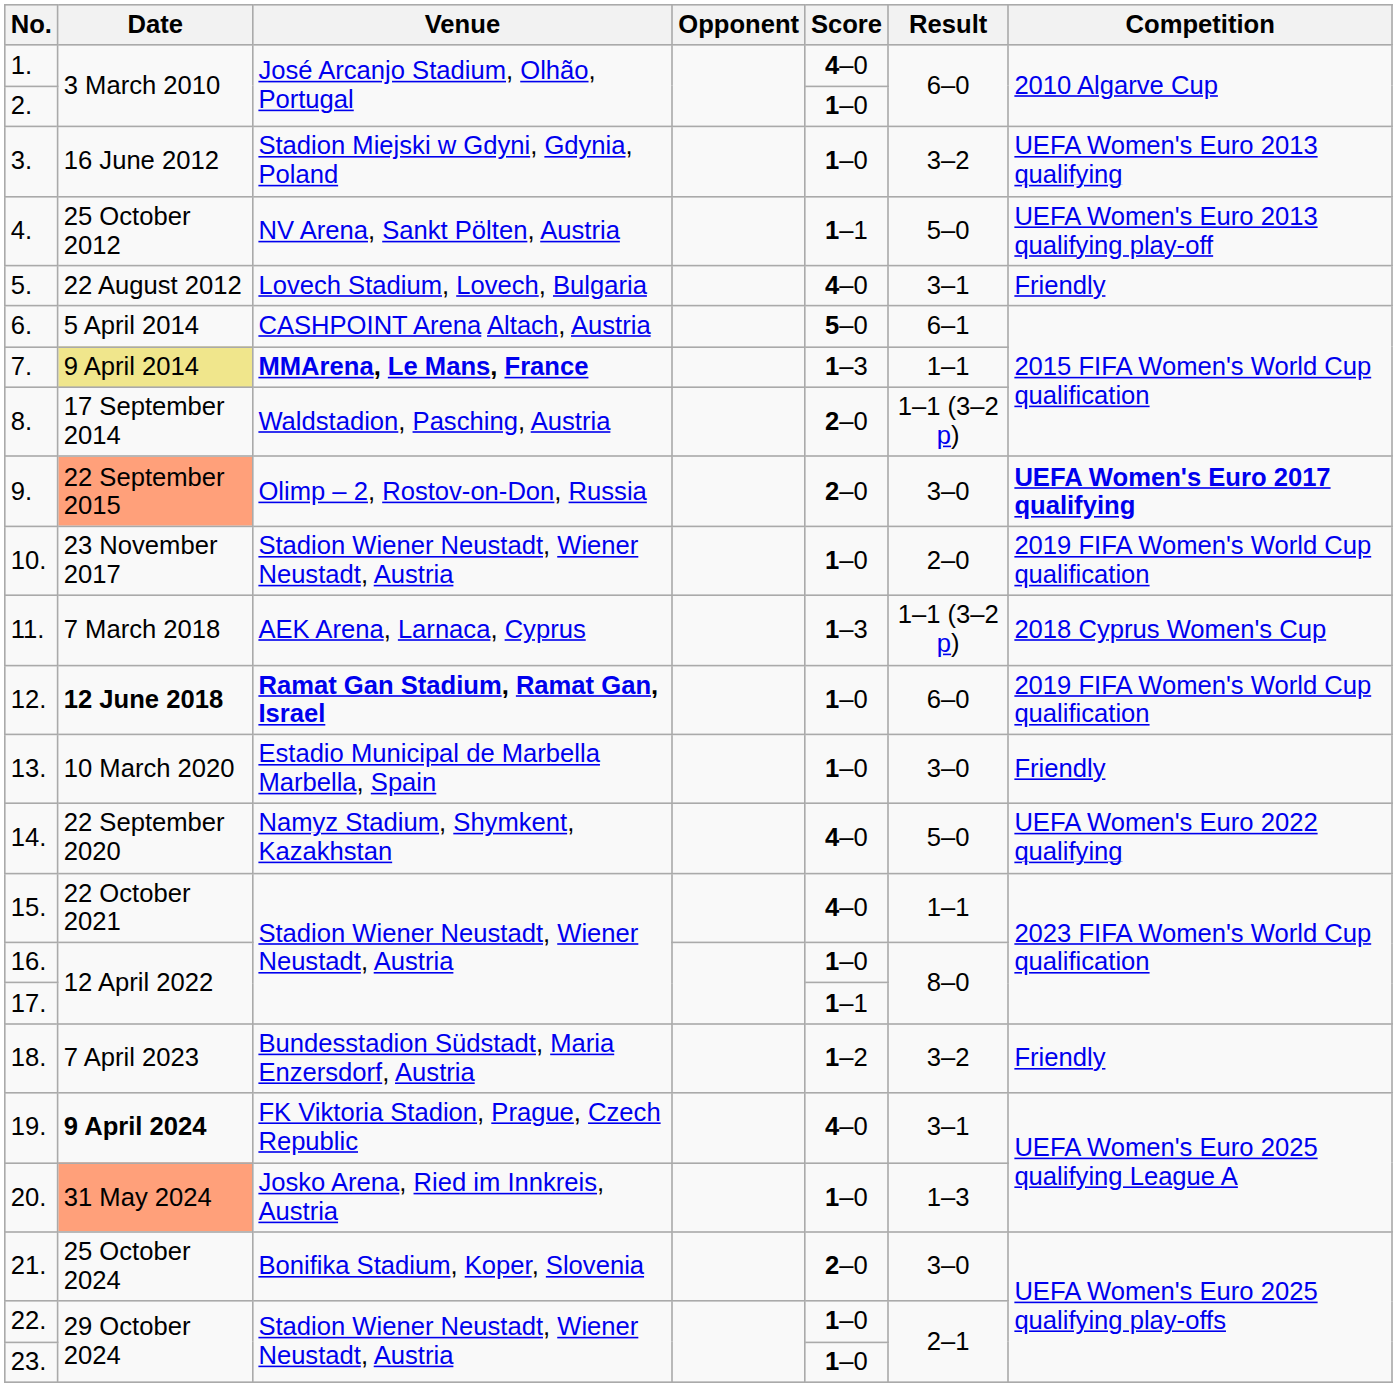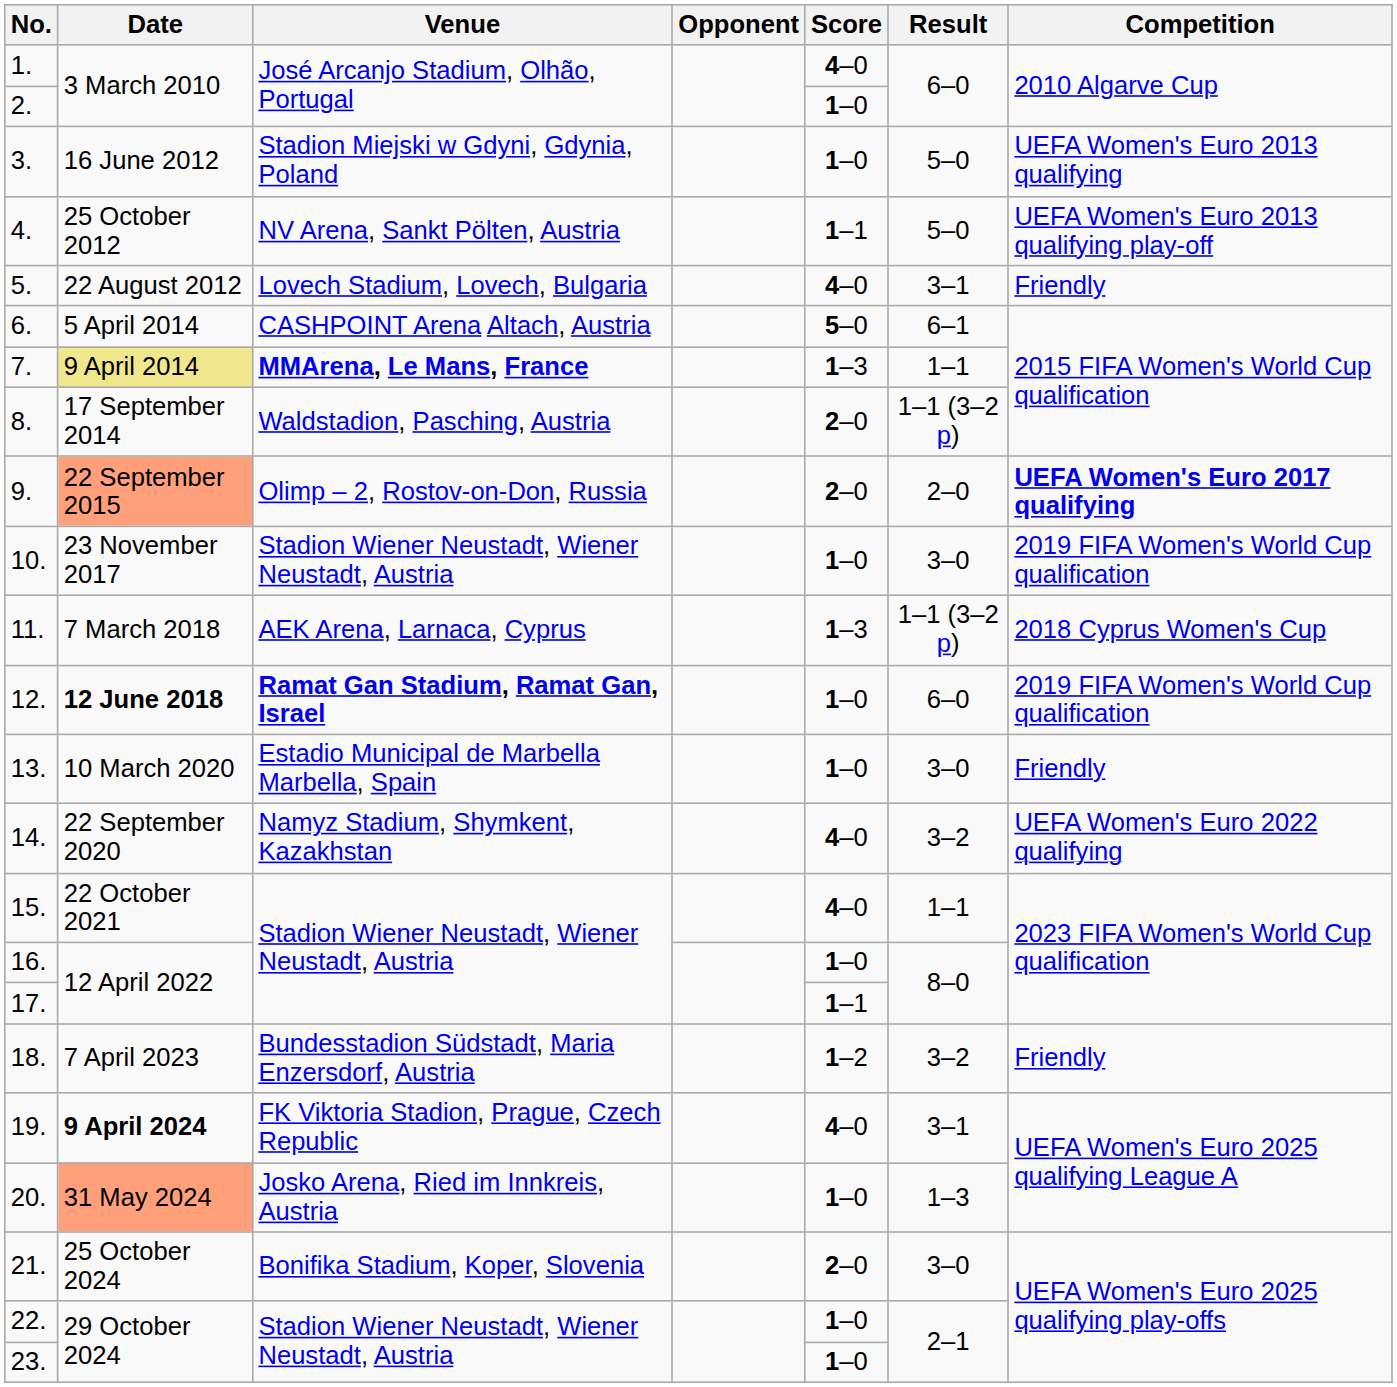(948, 161) 3–2 -> (948, 161) 5–0
(948, 490) 3–0 -> (948, 490) 2–0
(948, 560) 2–0 -> (948, 560) 3–0
(948, 838) 5–0 -> (948, 838) 3–2
